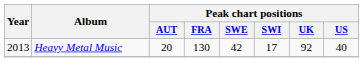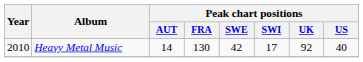(18, 47) 2013 -> (18, 47) 2010
(167, 47) 20 -> (167, 47) 14
